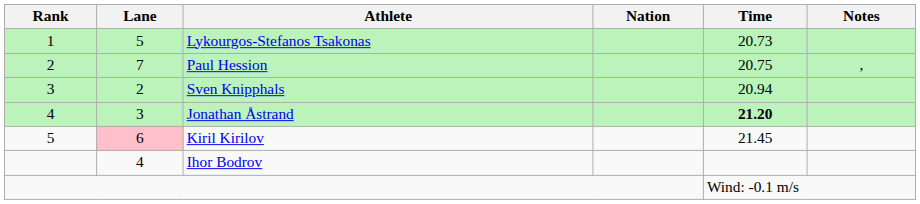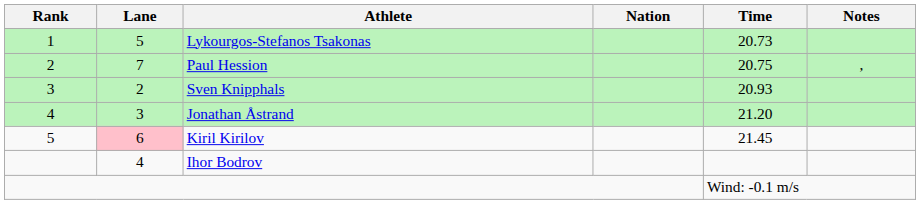(755, 89) 20.94 -> (755, 89) 20.93
(755, 114) bold -> (755, 114) normal
